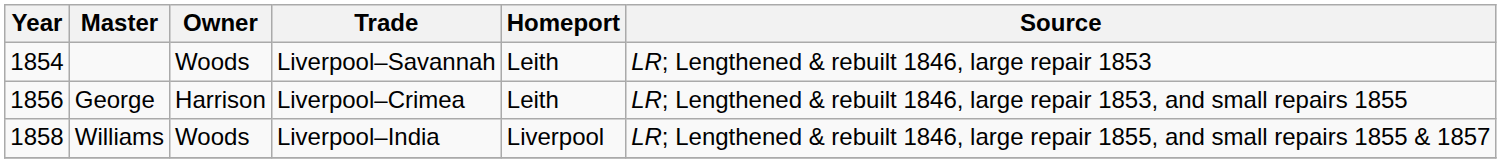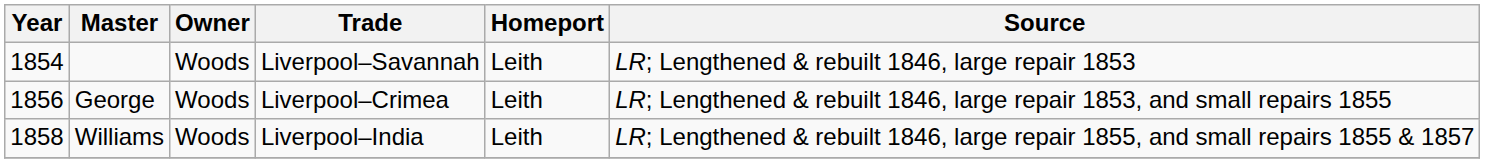(220, 99) Harrison -> (212, 99) Woods
(555, 137) Liverpool -> (517, 137) Leith
